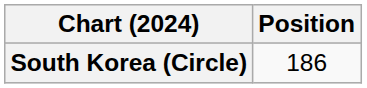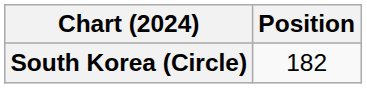(307, 62) 186 -> (307, 62) 182
